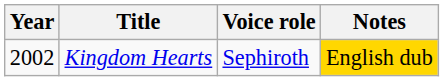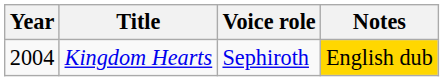(32, 57) 2002 -> (32, 57) 2004
